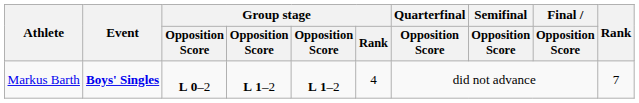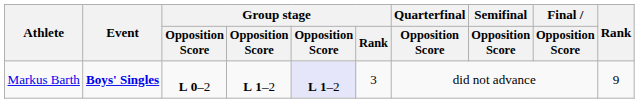(324, 87) no background -> (324, 87) lavender background
(374, 80) 4 -> (374, 80) 3
(616, 80) 7 -> (616, 80) 9
